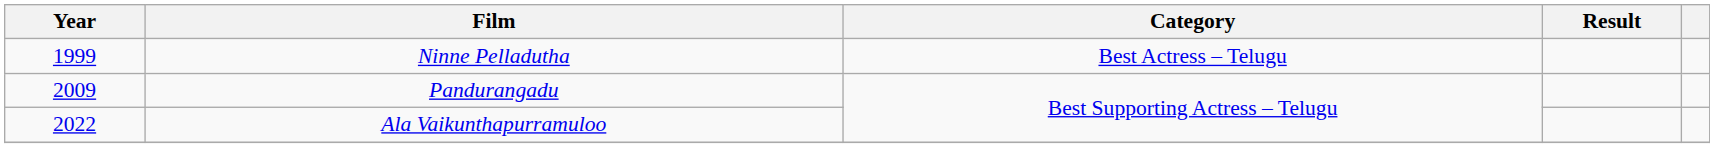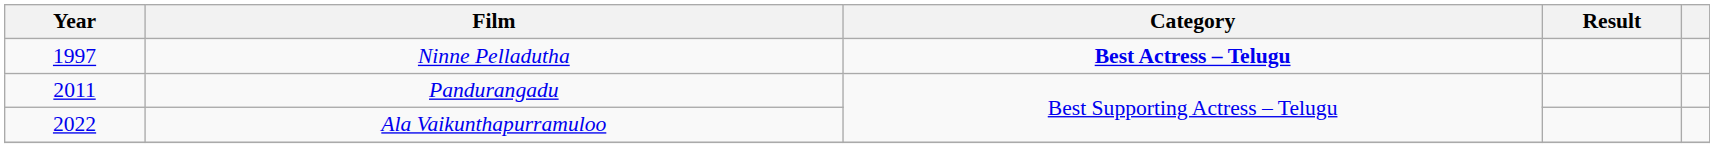(75, 55) 1999 -> (75, 55) 1997
(1193, 55) normal -> (1193, 55) bold
(75, 90) 2009 -> (75, 90) 2011
